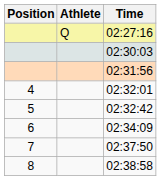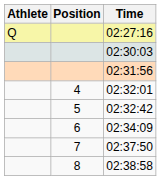columns swapped: (31, 14) <-> (80, 14)
